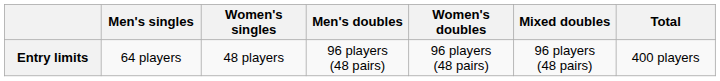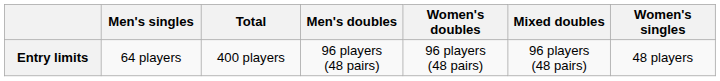columns swapped: (254, 22) <-> (666, 22)
